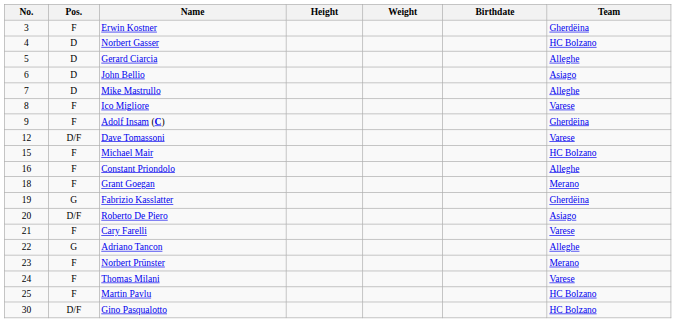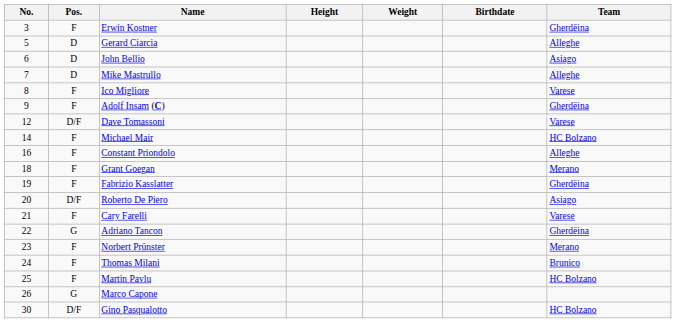- row: (130, 44)
(26, 153) 15 -> (26, 138) 14
(74, 200) G -> (74, 185) F
(564, 247) Alleghe -> (569, 232) Gherdëina
(562, 279) Varese -> (565, 263) Brunico
+ row: (129, 294)
